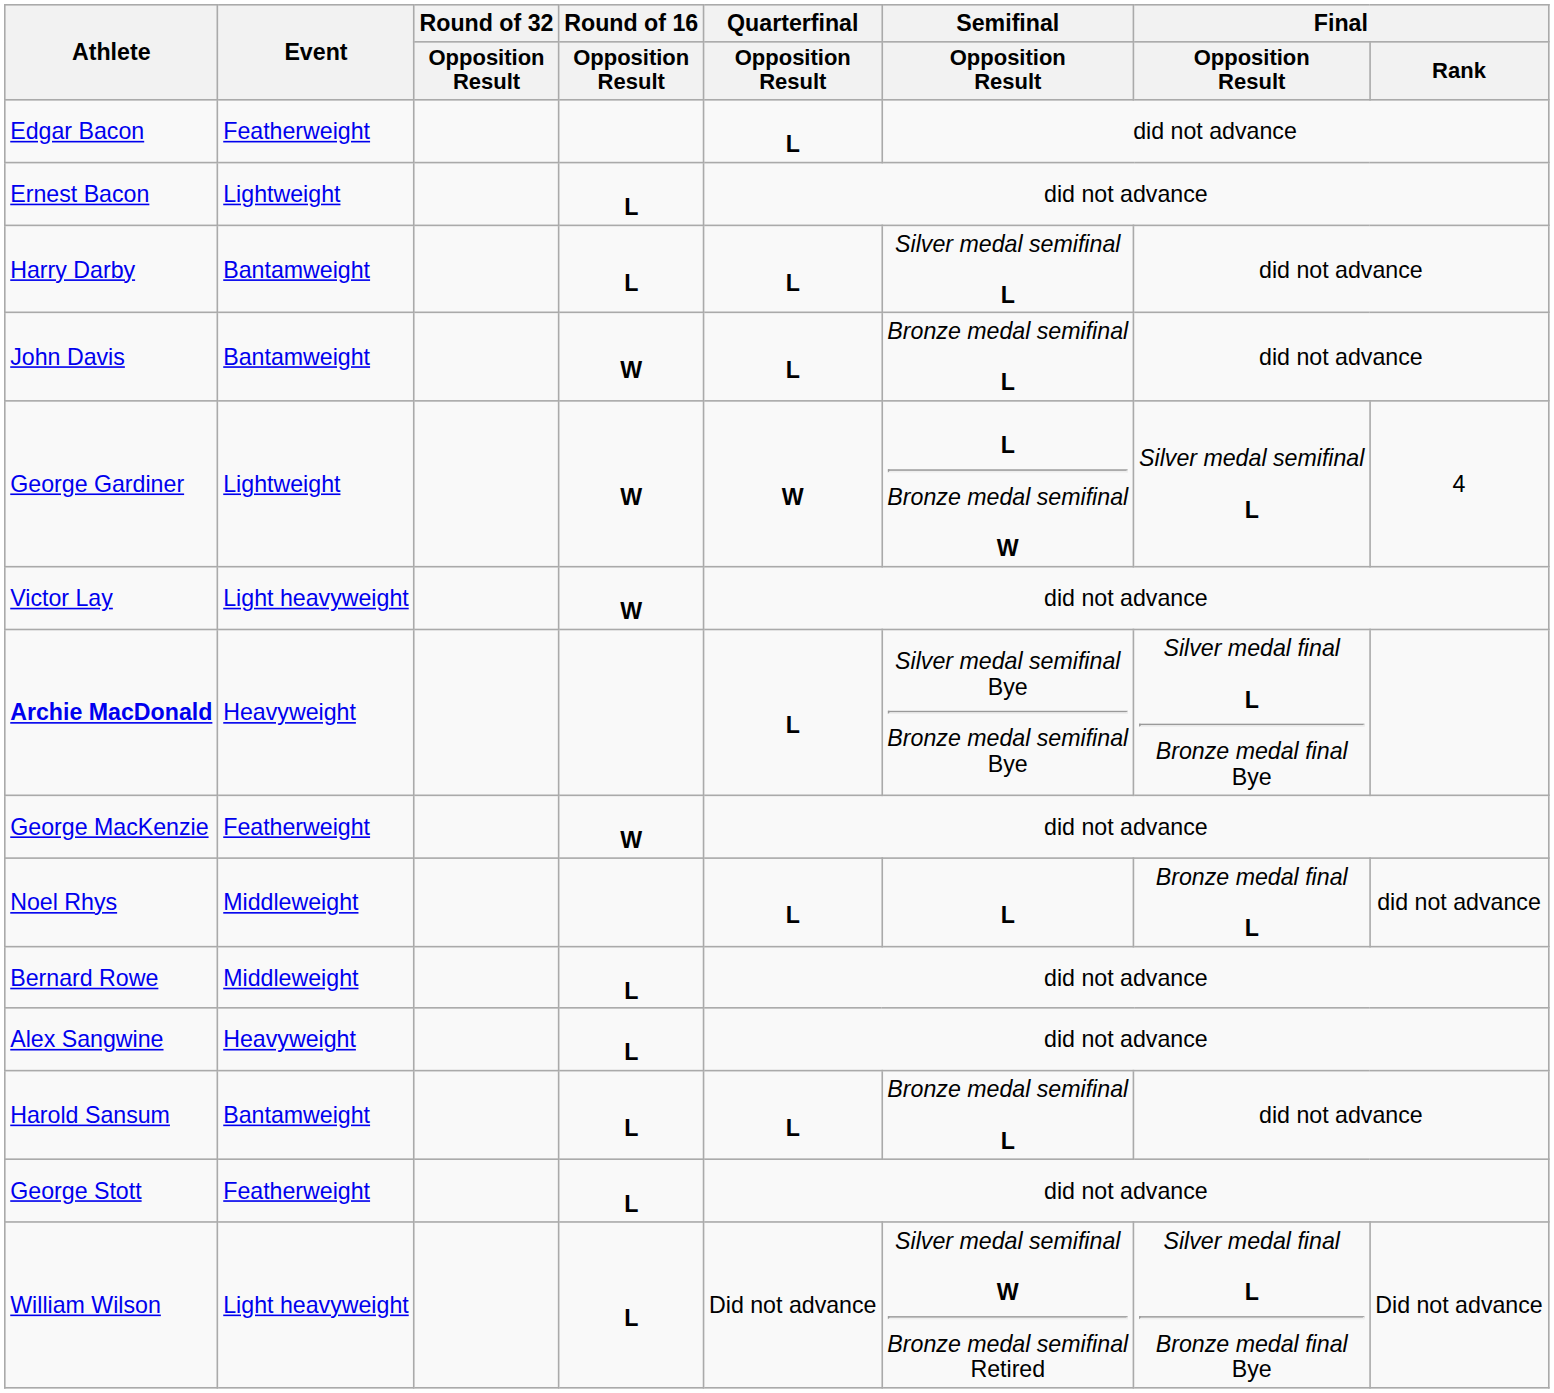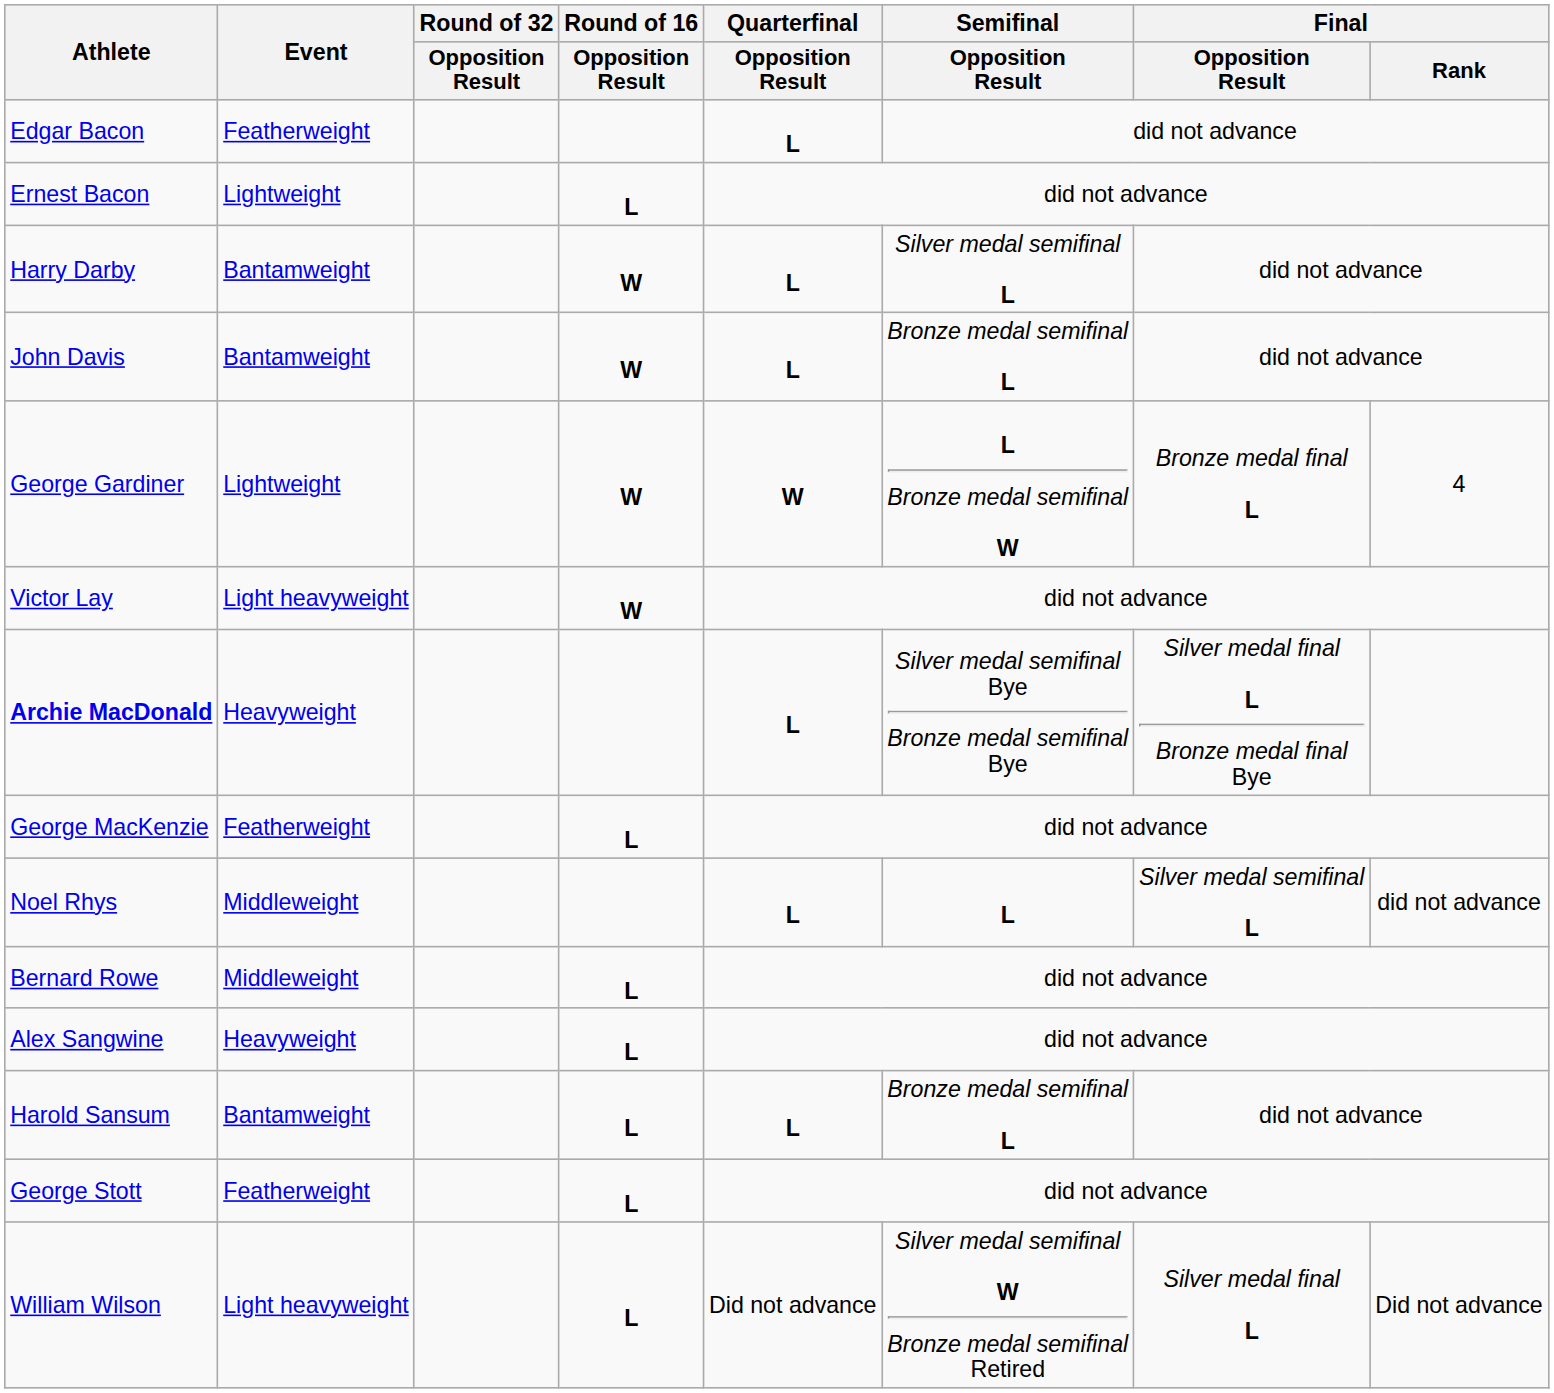(631, 282) L -> (631, 282) W
(1252, 485) Silver medal semifinal L -> (1252, 485) Bronze medal final L
(631, 840) W -> (631, 840) L
(1252, 903) Bronze medal final L -> (1252, 903) Silver medal semifinal L
(1252, 1305) Silver medal final L Bronze medal final Bye -> (1252, 1305) Silver medal final L
